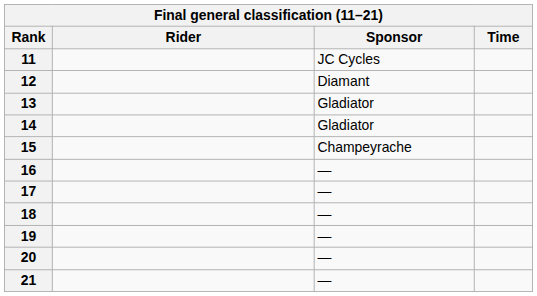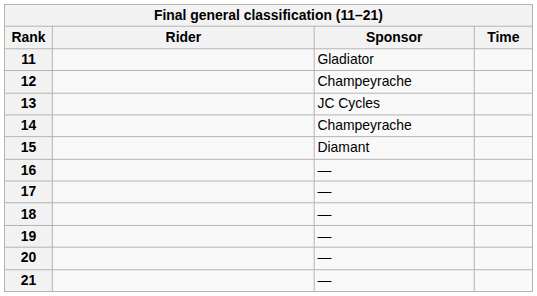(349, 59) JC Cycles -> (346, 59) Gladiator
(343, 81) Diamant -> (365, 81) Champeyrache
(346, 103) Gladiator -> (349, 103) JC Cycles
(346, 125) Gladiator -> (365, 125) Champeyrache
(365, 147) Champeyrache -> (343, 147) Diamant
